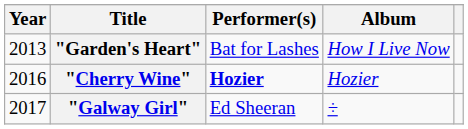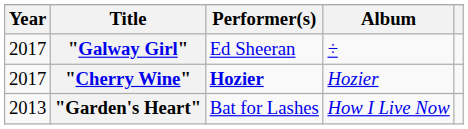rows swapped: (128, 49) <-> (128, 108)
(28, 78) 2016 -> (28, 78) 2017
